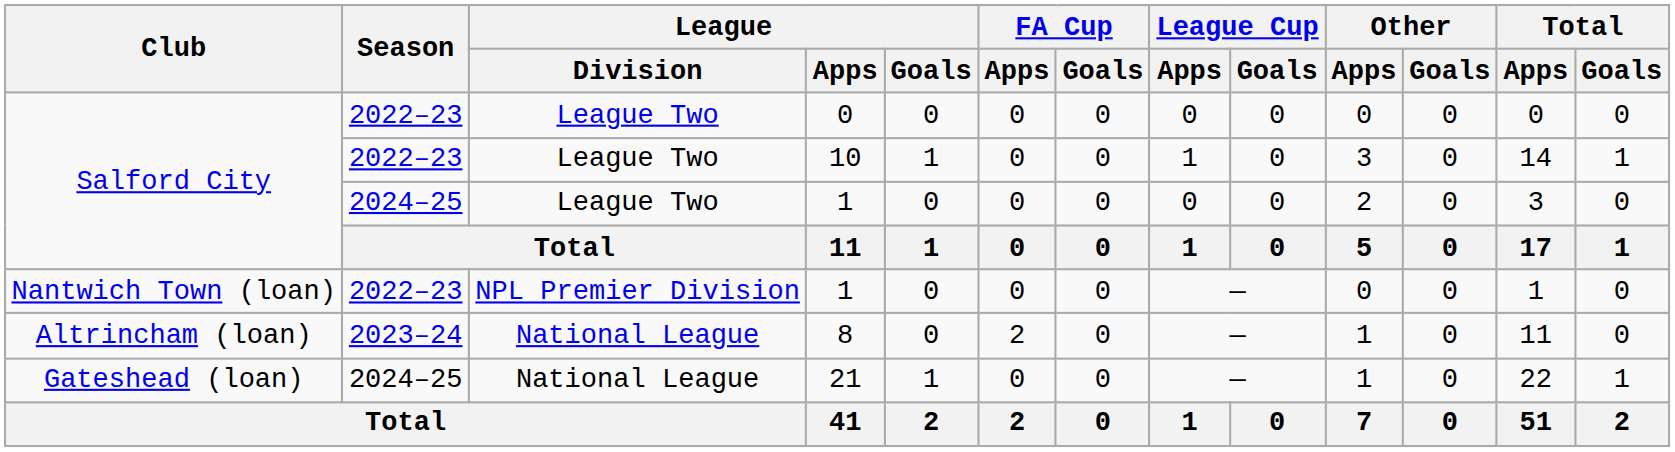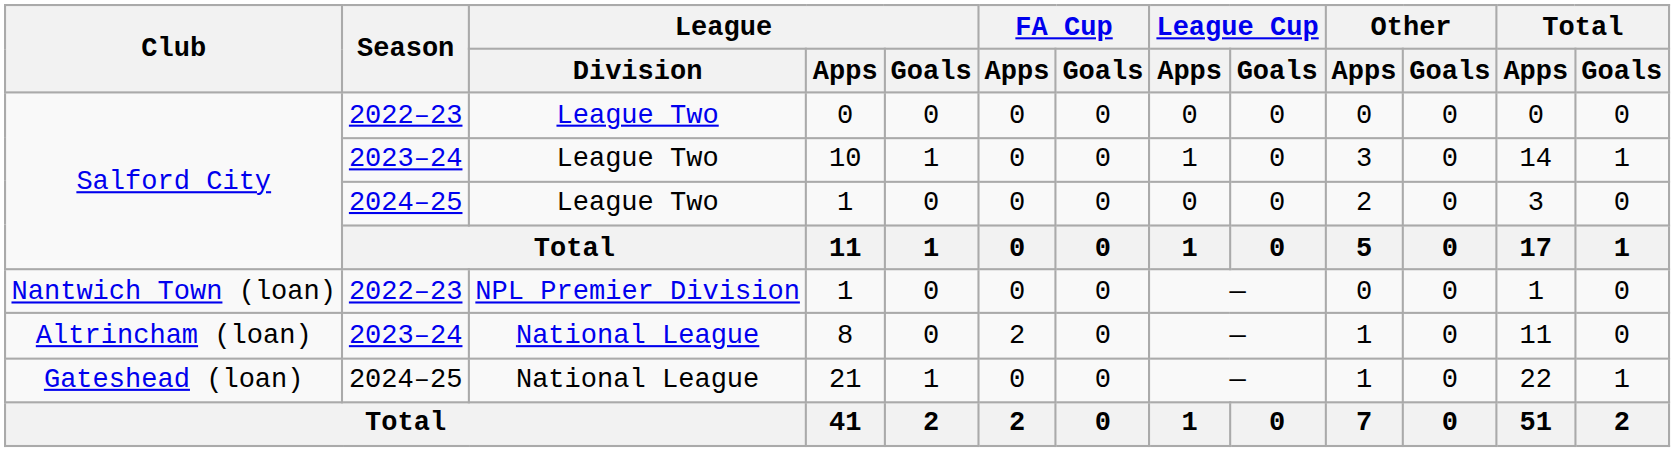(406, 159) 2022–23 -> (406, 159) 2023–24
